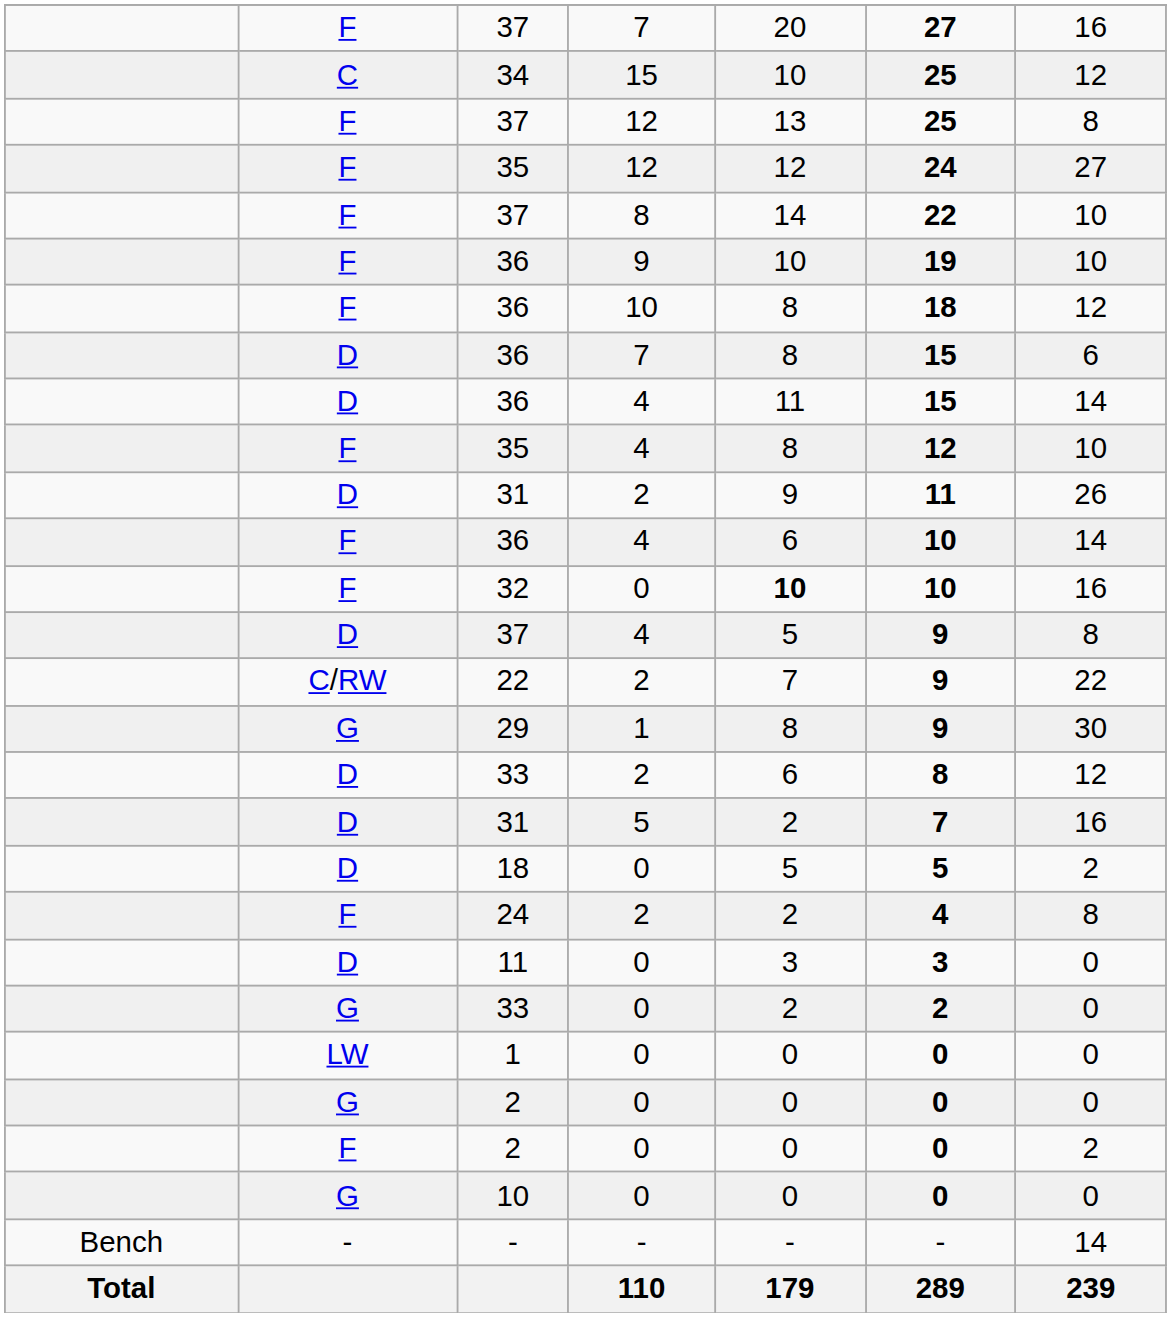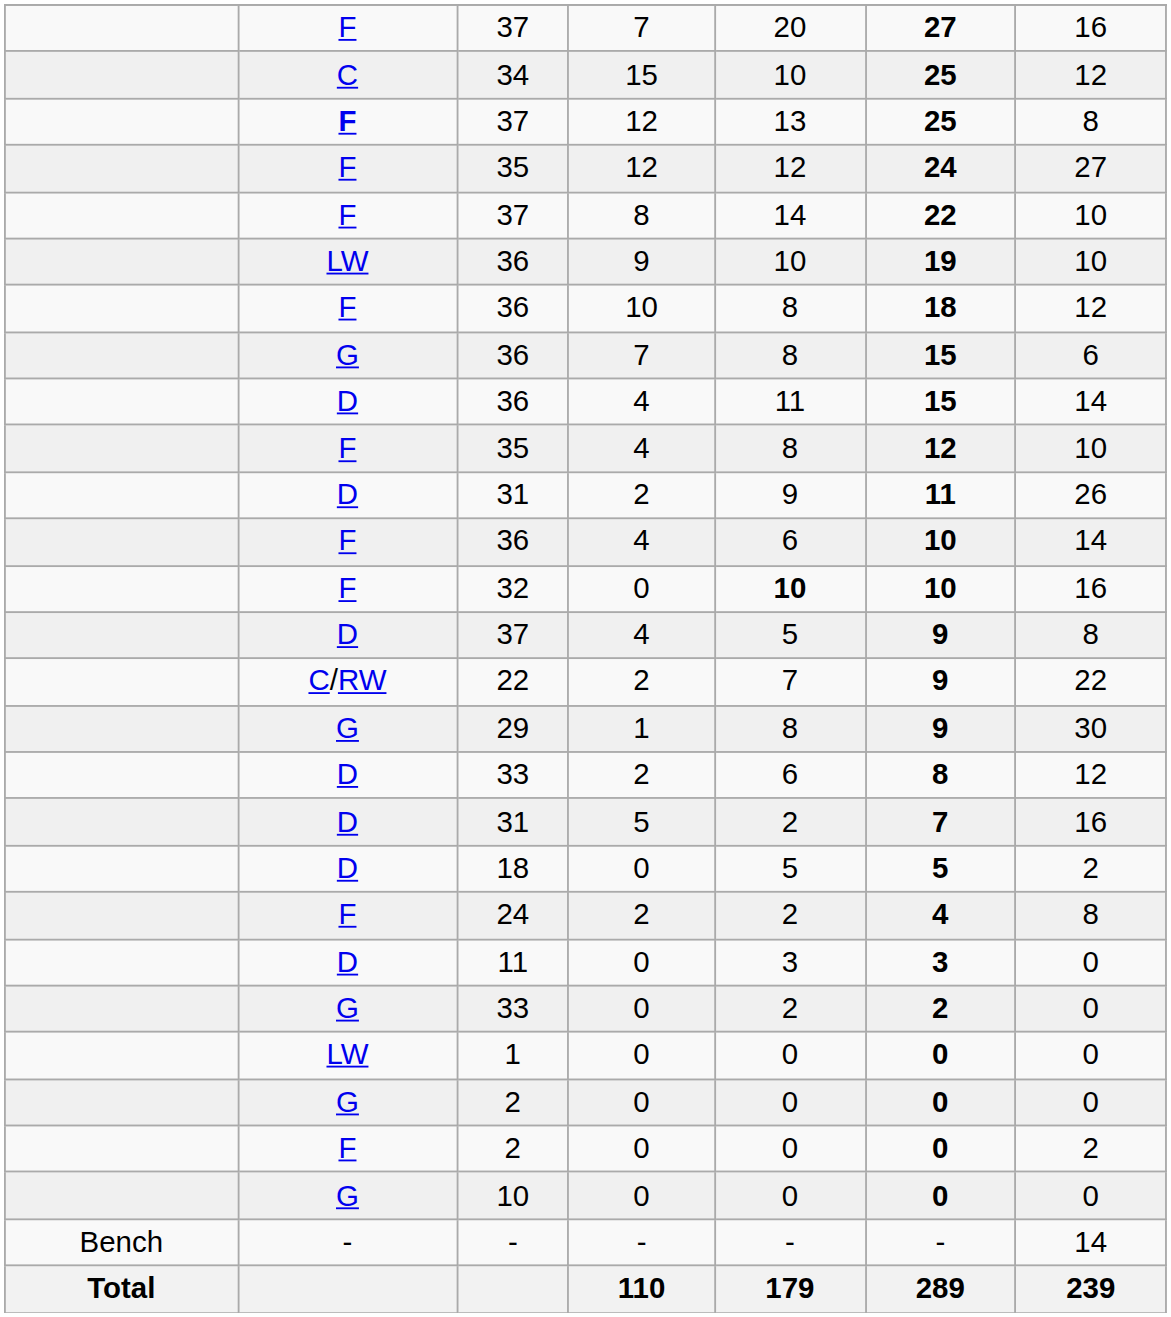(347, 121) normal -> (347, 121) bold
(347, 261) F -> (347, 261) LW
(347, 354) D -> (347, 354) G
